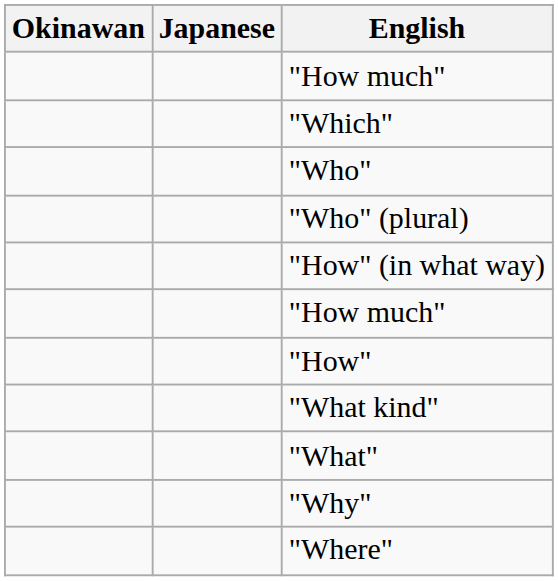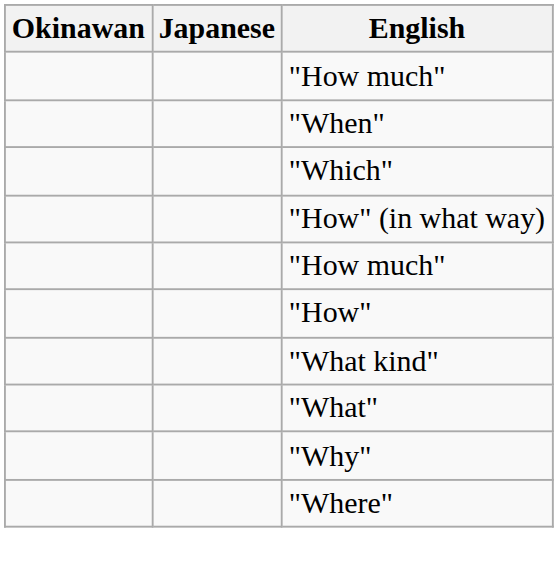+ row: (78, 124)
- row: (78, 171)
- row: (78, 218)
